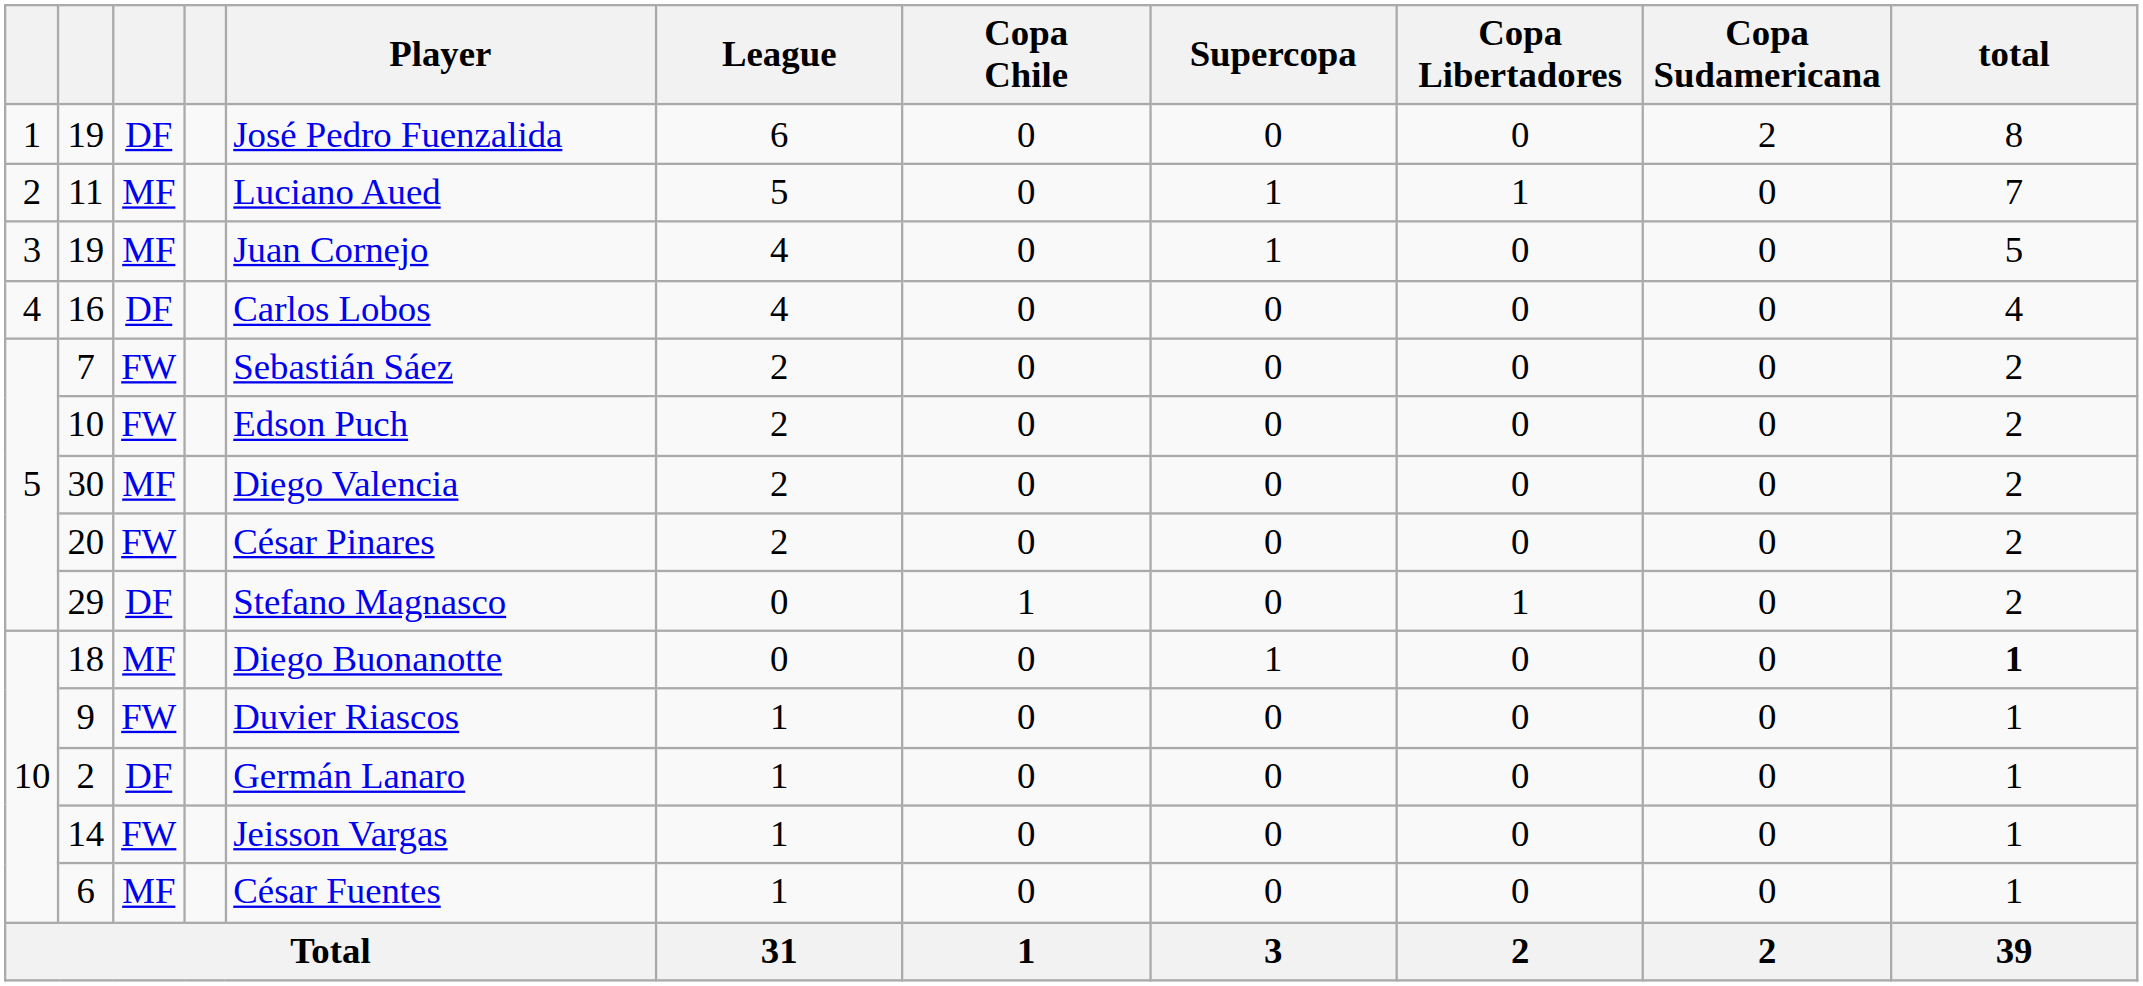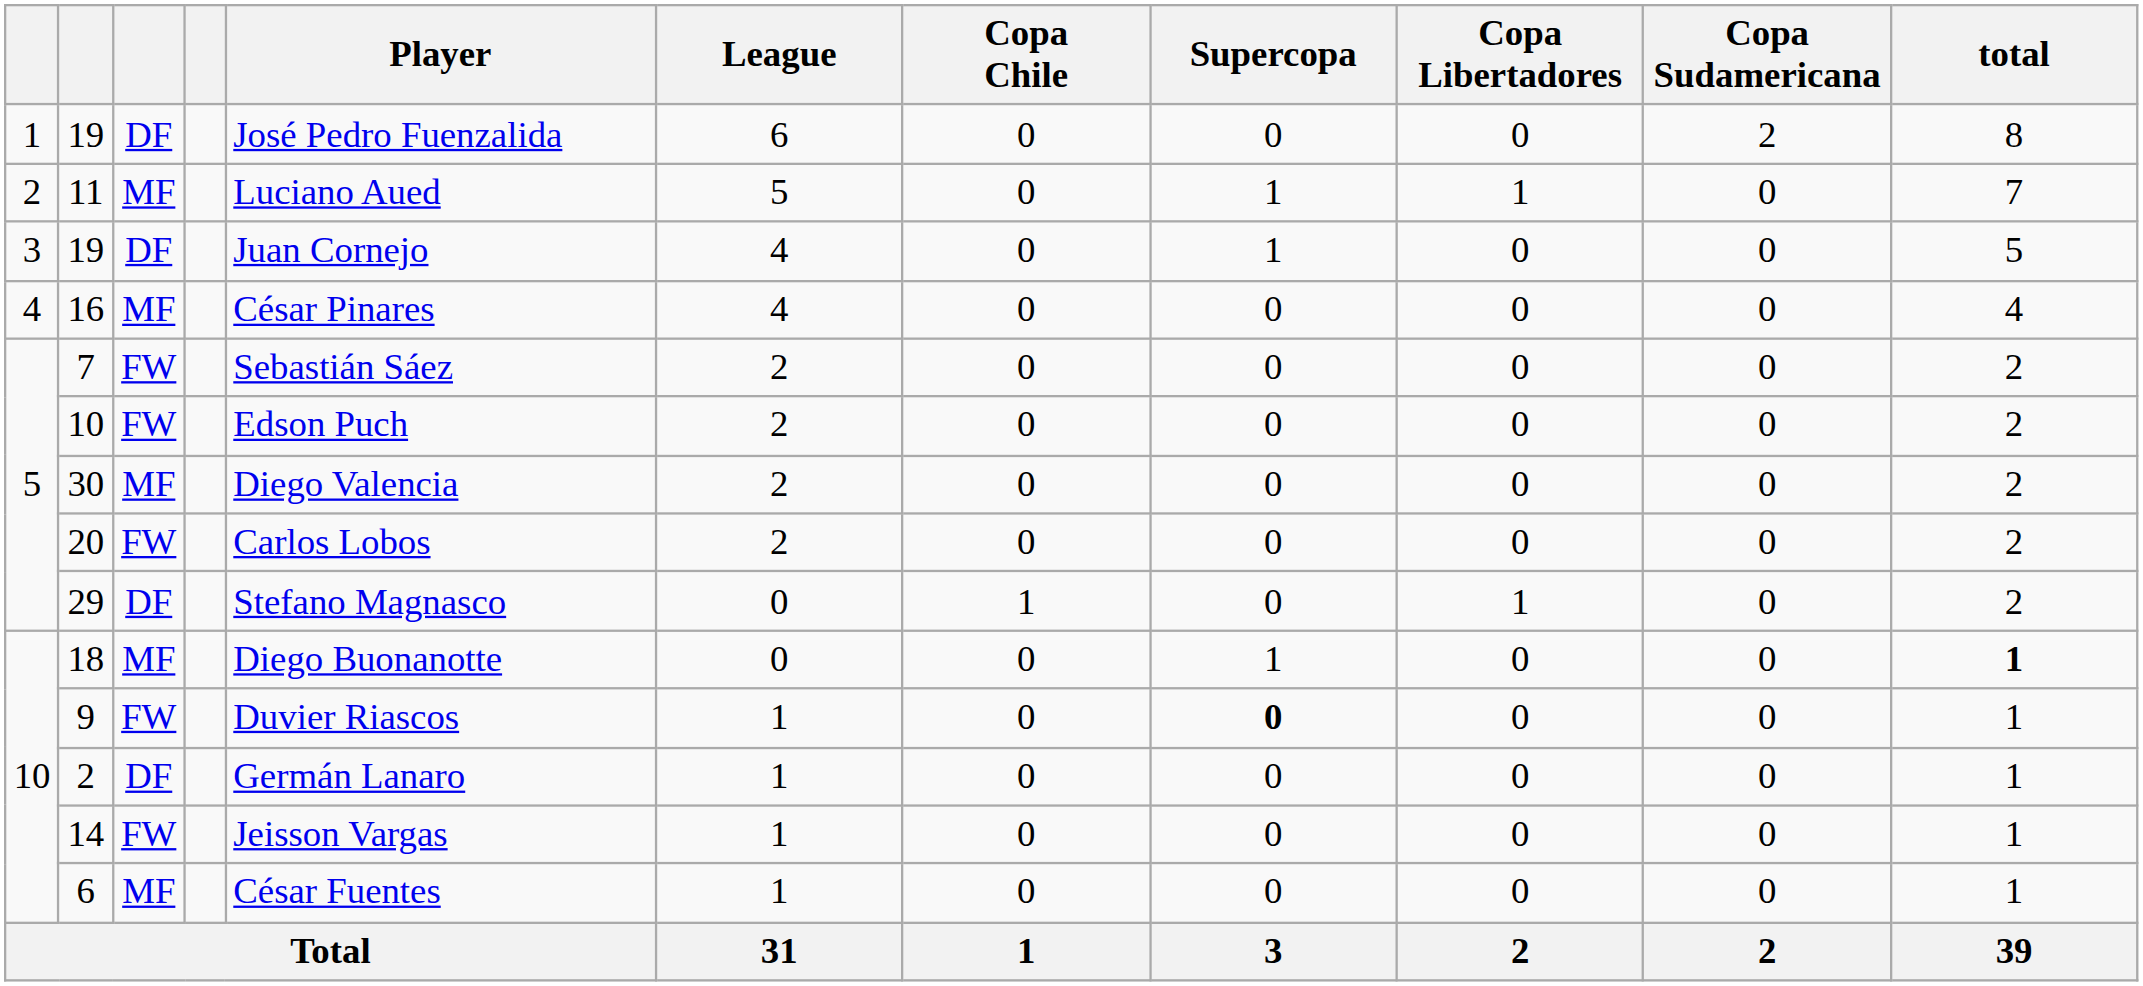(149, 250) MF -> (149, 250) DF
(149, 308) DF -> (149, 308) MF
(332, 308) Carlos Lobos -> (334, 308) César Pinares
(334, 541) César Pinares -> (332, 541) Carlos Lobos
(1273, 717) normal -> (1273, 717) bold
